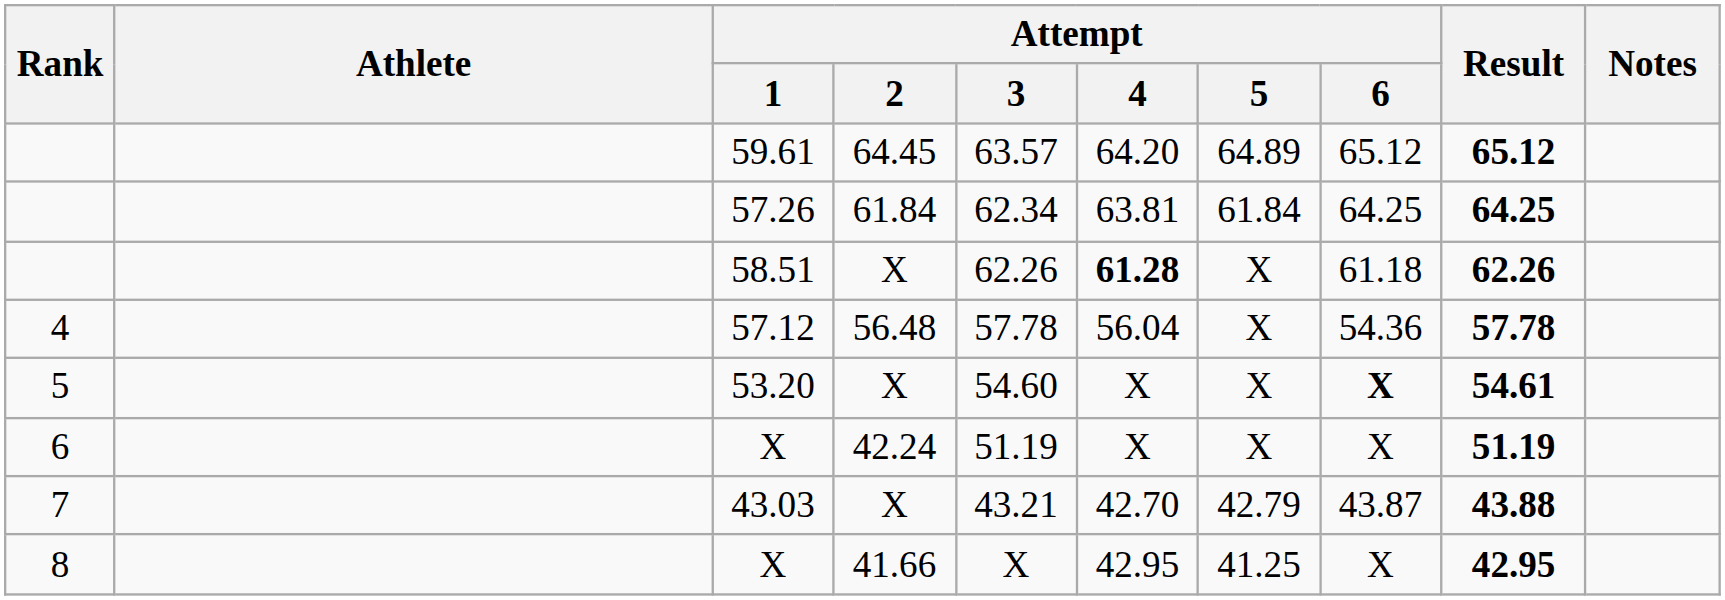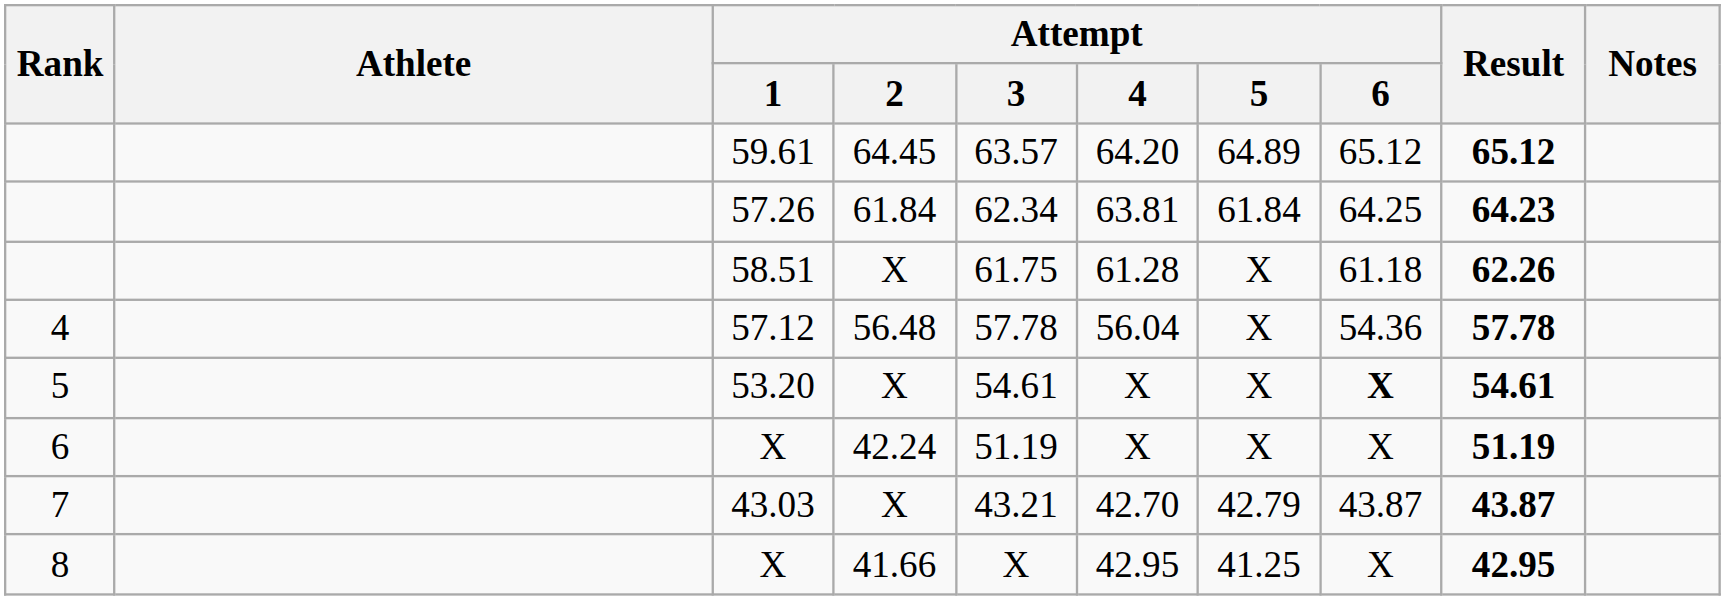(1514, 210) 64.25 -> (1514, 210) 64.23
(1016, 269) 62.26 -> (1016, 269) 61.75
(1137, 269) bold -> (1137, 269) normal
(1016, 387) 54.60 -> (1016, 387) 54.61
(1514, 504) 43.88 -> (1514, 504) 43.87
